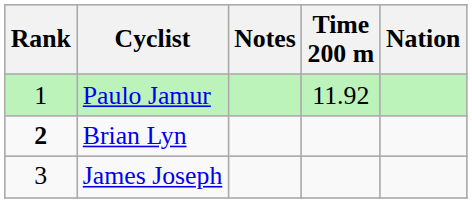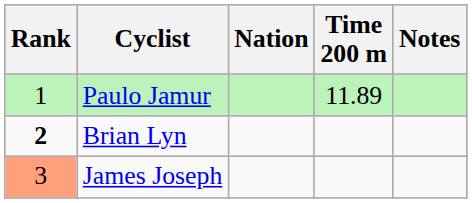columns swapped: (423, 39) <-> (265, 39)
(341, 94) 11.92 -> (354, 94) 11.89
(41, 176) no background -> (41, 176) lightsalmon background
